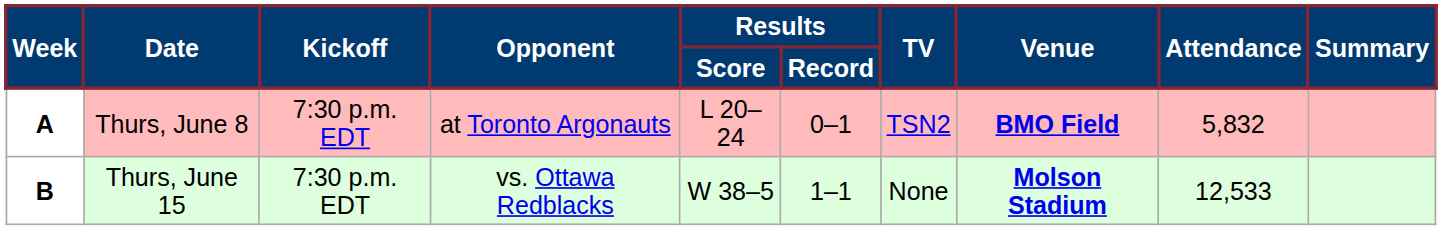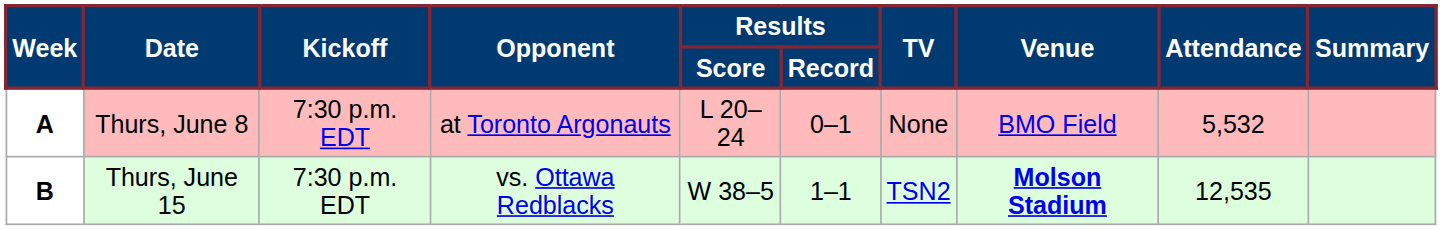(919, 123) TSN2 -> (919, 123) None
(1057, 123) bold -> (1057, 123) normal
(1233, 123) 5,832 -> (1233, 123) 5,532
(919, 191) None -> (919, 191) TSN2
(1233, 191) 12,533 -> (1233, 191) 12,535
